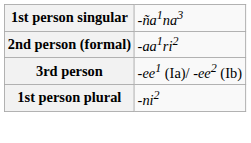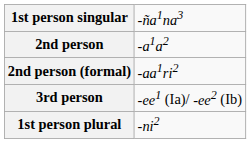+ row: (69, 44)
